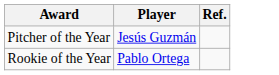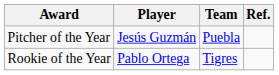+ column: (221, 15)
